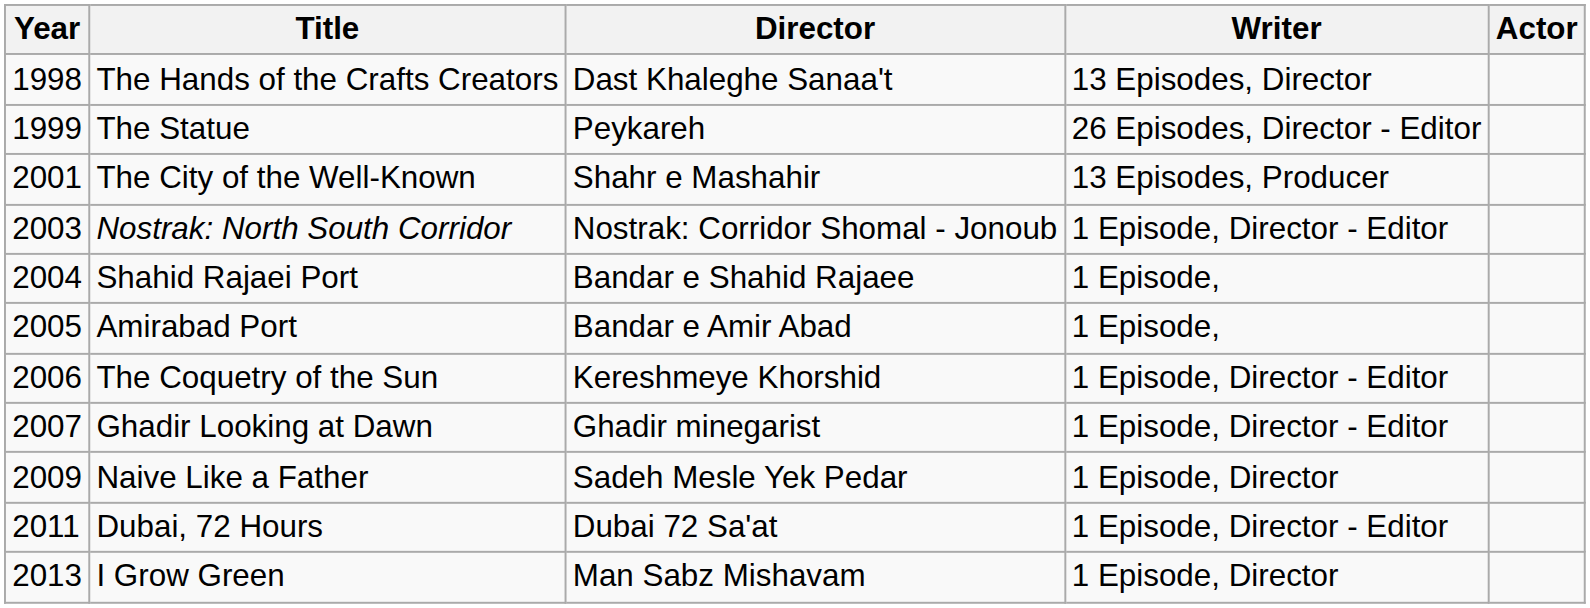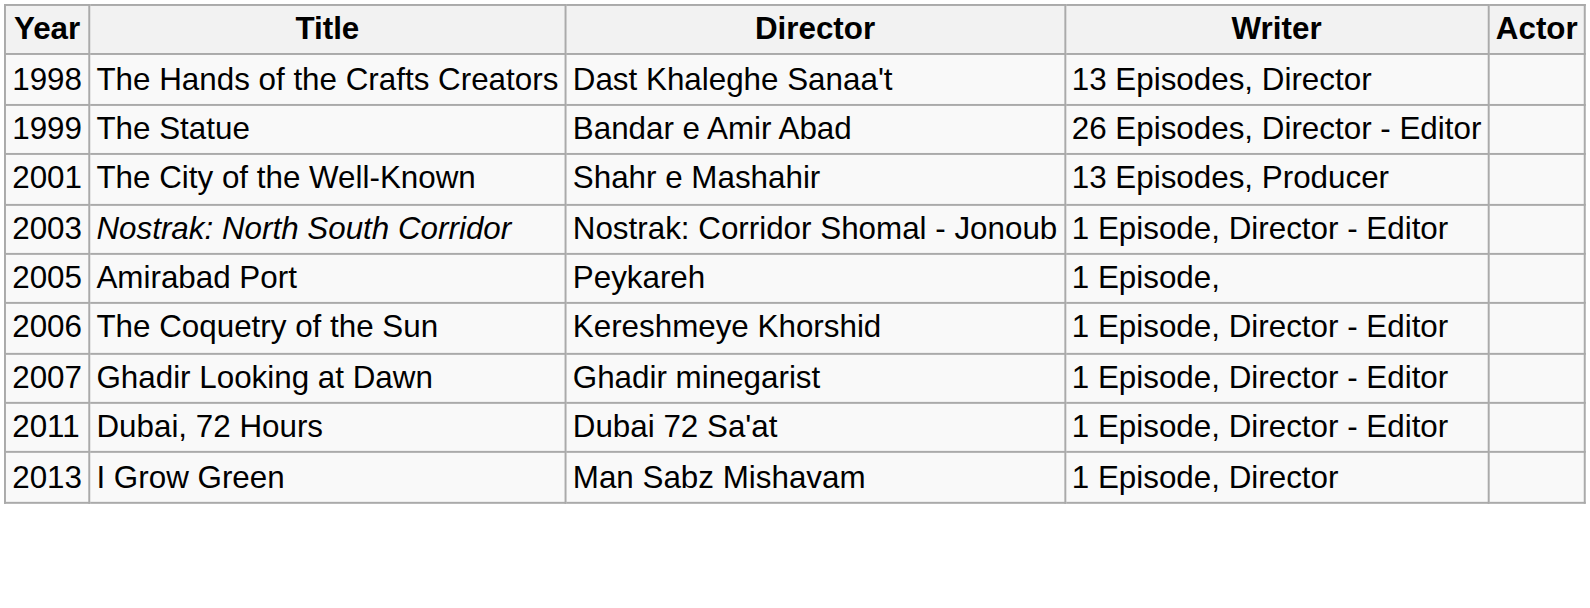(639, 128) Peykareh -> (712, 128) Bandar e Amir Abad
- row: (227, 278)
(712, 327) Bandar e Amir Abad -> (639, 278) Peykareh
- row: (232, 476)
